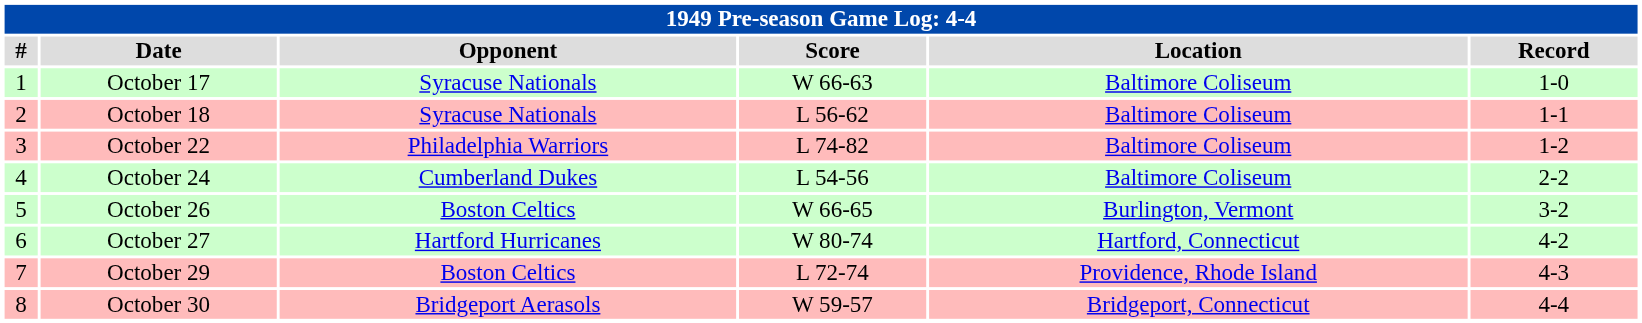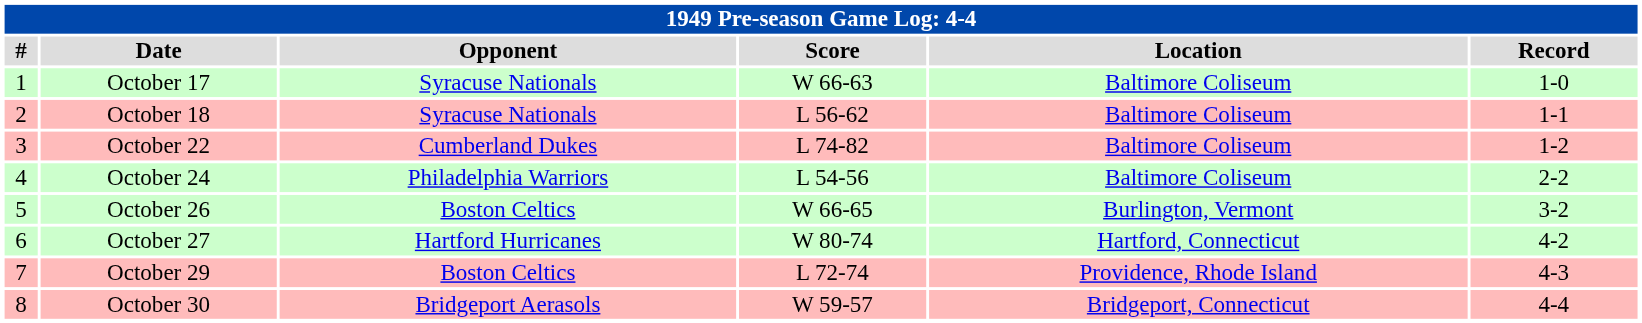(508, 145) Philadelphia Warriors -> (508, 145) Cumberland Dukes
(508, 177) Cumberland Dukes -> (508, 177) Philadelphia Warriors
